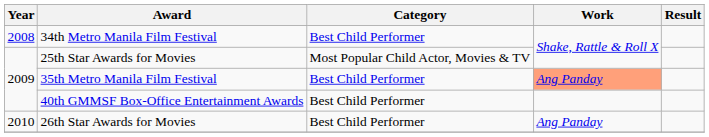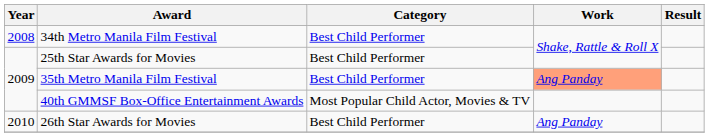(420, 57) Most Popular Child Actor, Movies & TV -> (367, 57) Best Child Performer
(367, 100) Best Child Performer -> (420, 100) Most Popular Child Actor, Movies & TV
